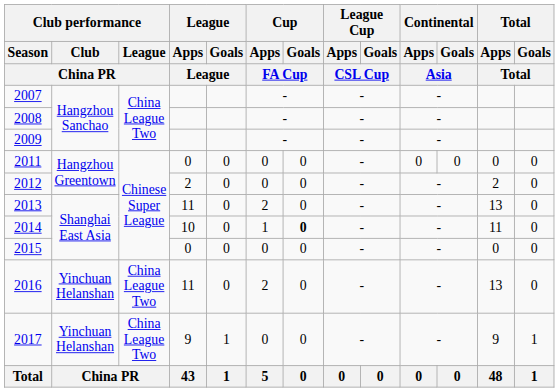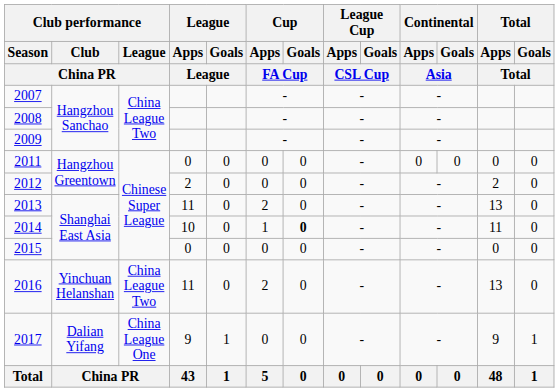(85, 339) Yinchuan Helanshan -> (85, 339) Dalian Yifang
(144, 339) China League Two -> (144, 339) China League One
